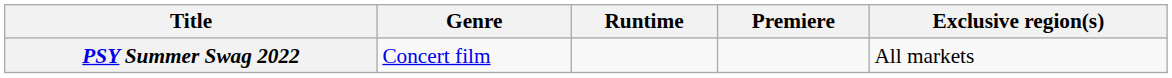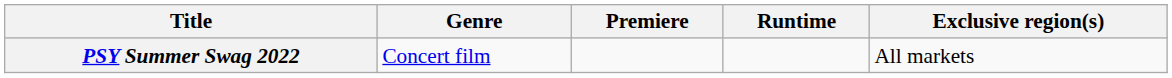columns swapped: (793, 21) <-> (644, 21)
